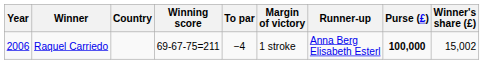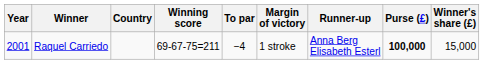(18, 46) 2006 -> (18, 46) 2001
(461, 46) 15,002 -> (461, 46) 15,000
